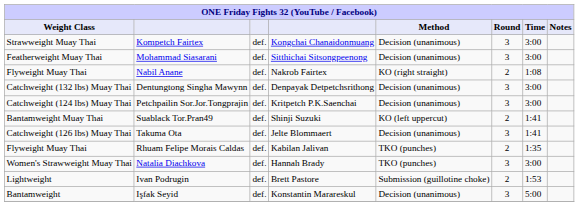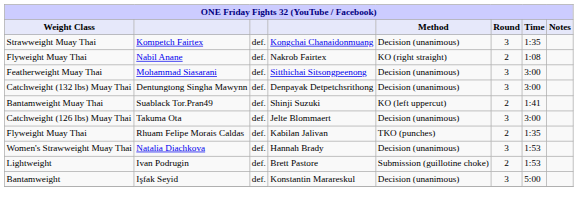(533, 42) 3:00 -> (532, 42) 1:35
rows swapped: (177, 57) <-> (159, 72)
- row: (192, 103)
(533, 133) 1:41 -> (532, 118) 3:00
(407, 163) TKO (punches) -> (419, 148) Decision (unanimous)
(533, 163) 3:00 -> (532, 148) 1:53
